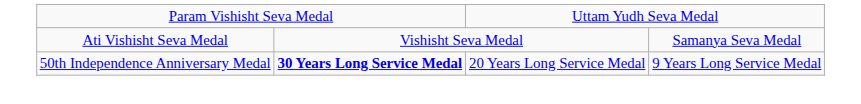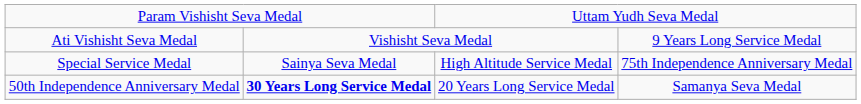(737, 39) Samanya Seva Medal -> (737, 39) 9 Years Long Service Medal
+ row: (124, 63)
(737, 63) 9 Years Long Service Medal -> (737, 87) Samanya Seva Medal
